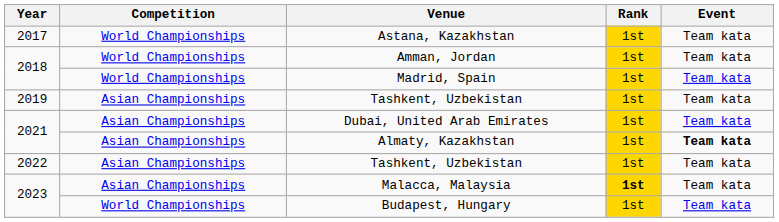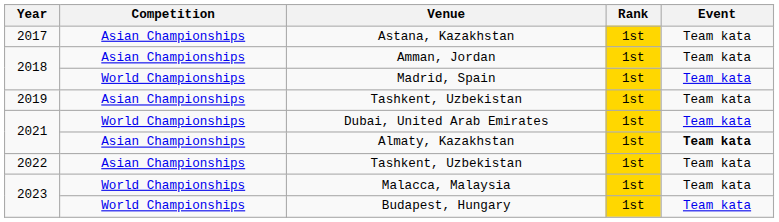(173, 36) World Championships -> (173, 36) Asian Championships
(173, 57) World Championships -> (173, 57) Asian Championships
(173, 121) Asian Championships -> (173, 121) World Championships
(173, 185) Asian Championships -> (173, 185) World Championships
(633, 185) bold -> (633, 185) normal
